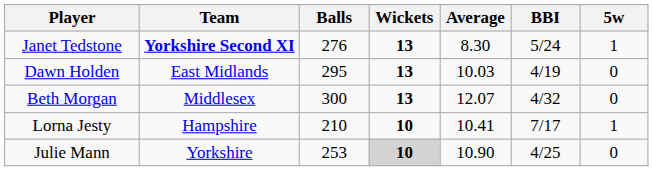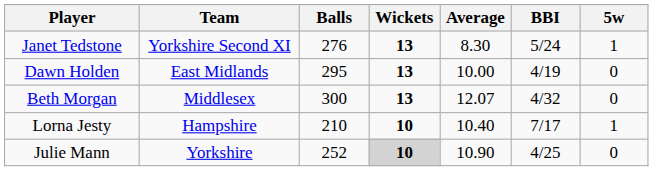(219, 44) bold -> (219, 44) normal
(475, 71) 10.03 -> (475, 71) 10.00
(475, 125) 10.41 -> (475, 125) 10.40
(334, 152) 253 -> (334, 152) 252
